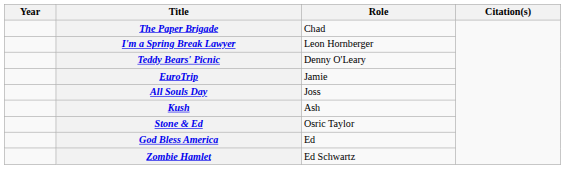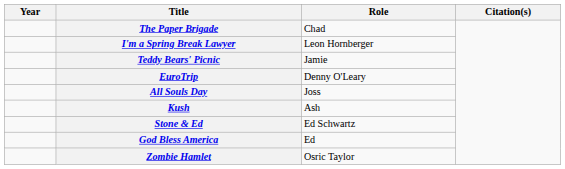(335, 60) Denny O'Leary -> (316, 60) Jamie
(316, 76) Jamie -> (335, 76) Denny O'Leary
(329, 124) Osric Taylor -> (330, 124) Ed Schwartz
(330, 156) Ed Schwartz -> (329, 156) Osric Taylor
